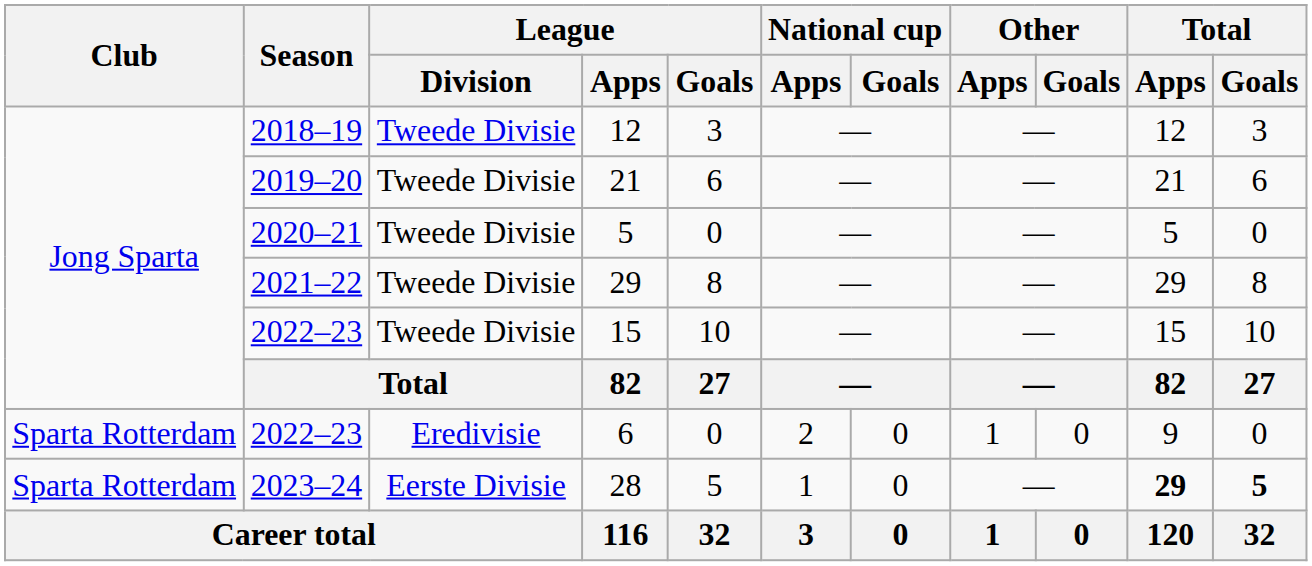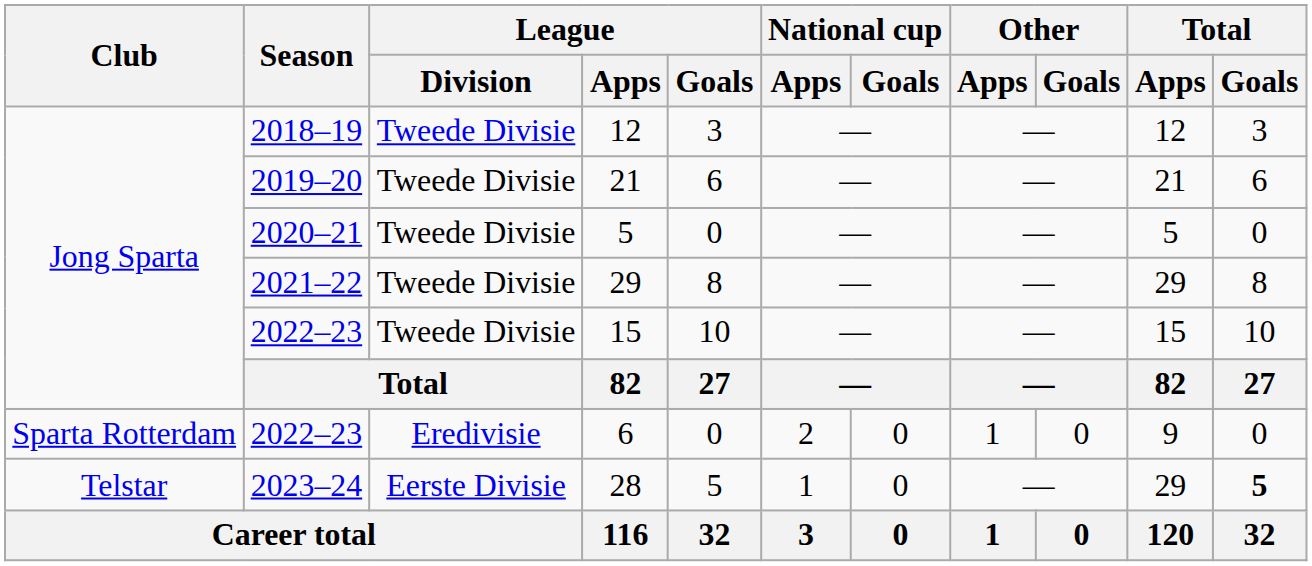(124, 484) Sparta Rotterdam -> (124, 484) Telstar
(1170, 484) bold -> (1170, 484) normal
